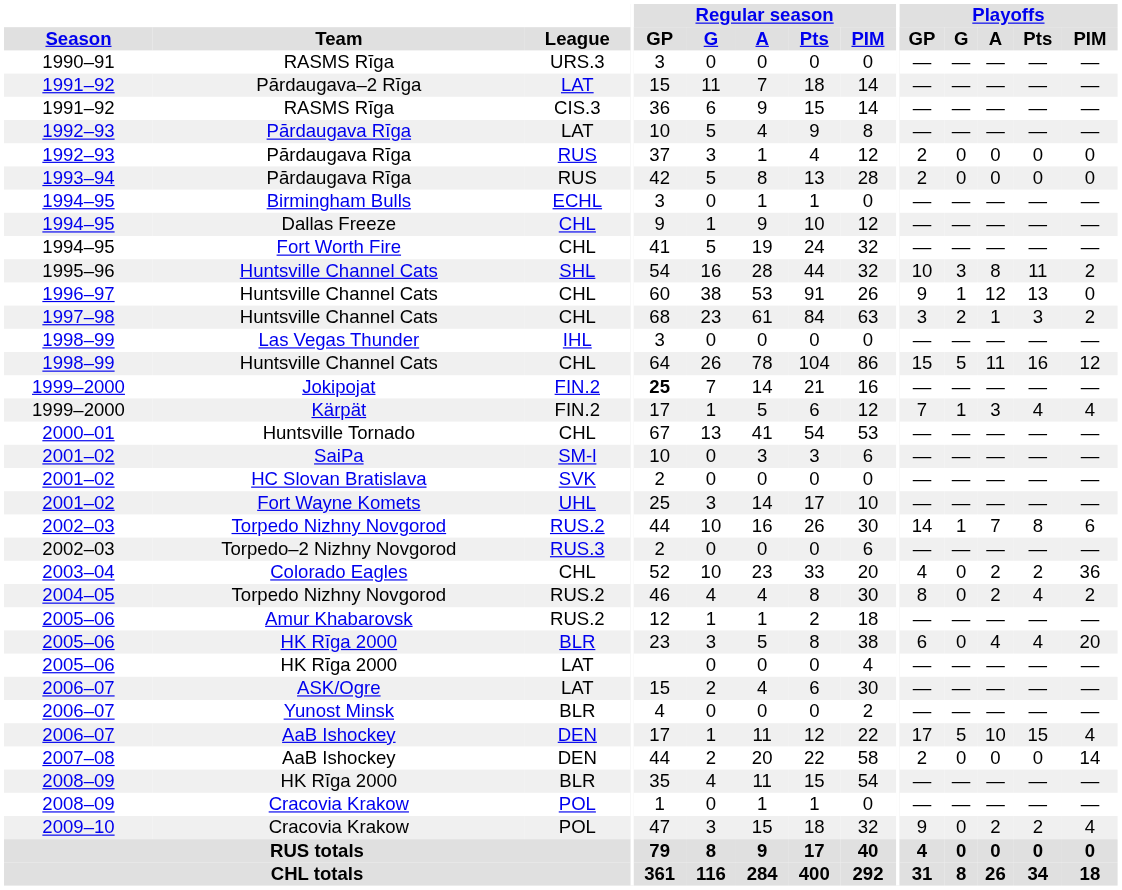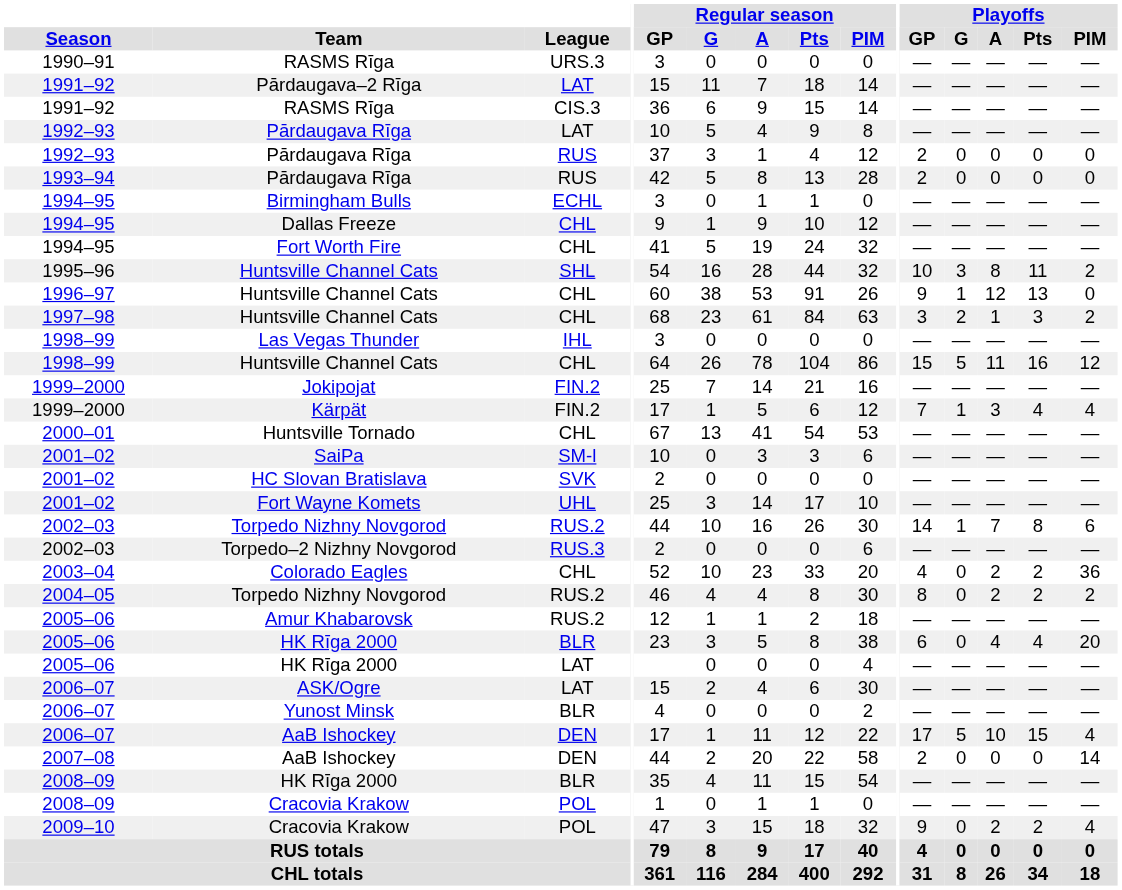(660, 386) bold -> (660, 386) normal
(1038, 595) 4 -> (1038, 595) 2
